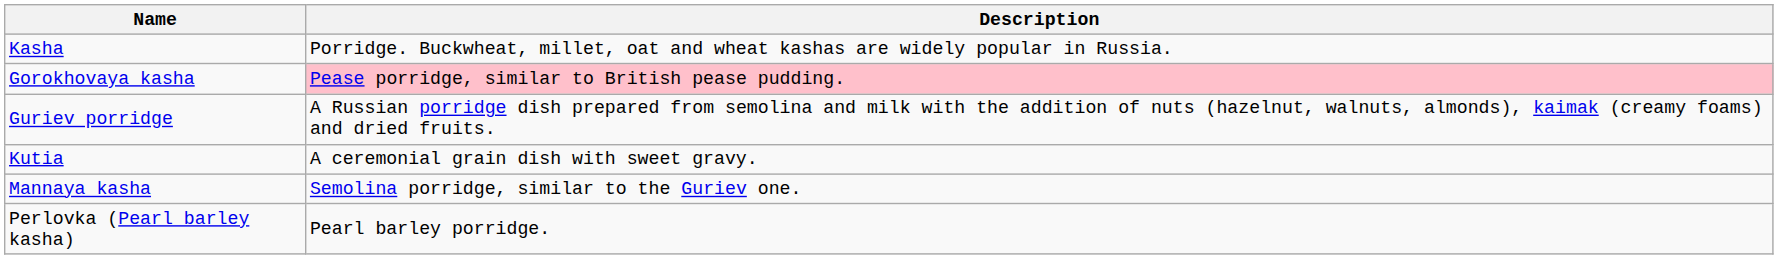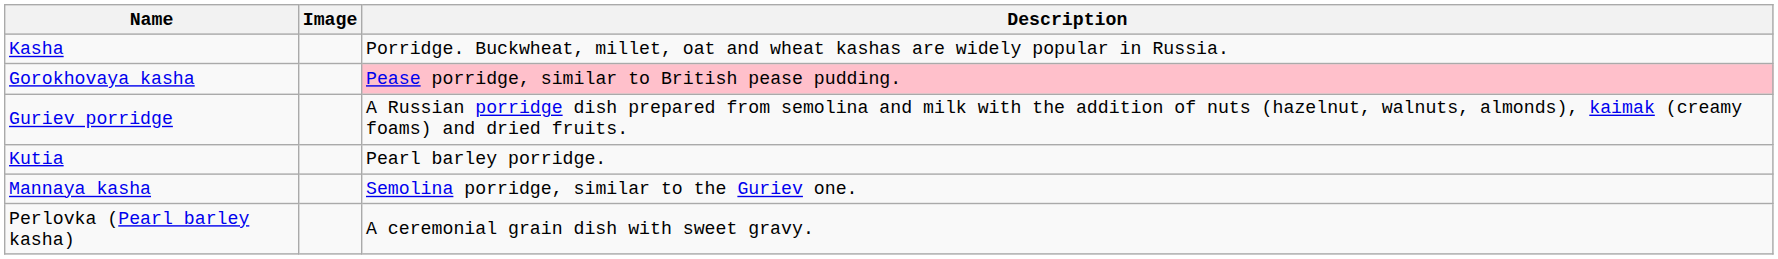+ column: (330, 20)
(534, 159) A ceremonial grain dish with sweet gravy. -> (486, 159) Pearl barley porridge.
(430, 229) Pearl barley porridge. -> (590, 229) A ceremonial grain dish with sweet gravy.
